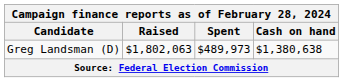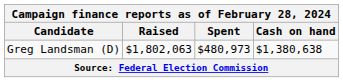(224, 49) $489,973 -> (224, 49) $480,973
